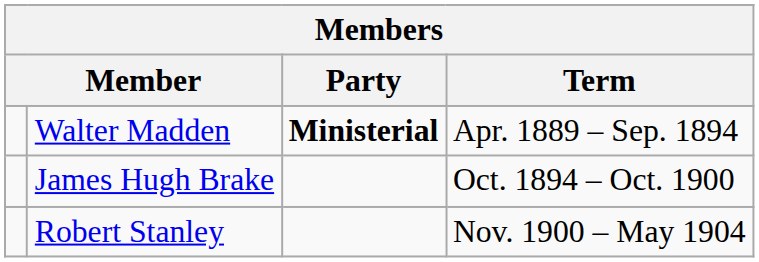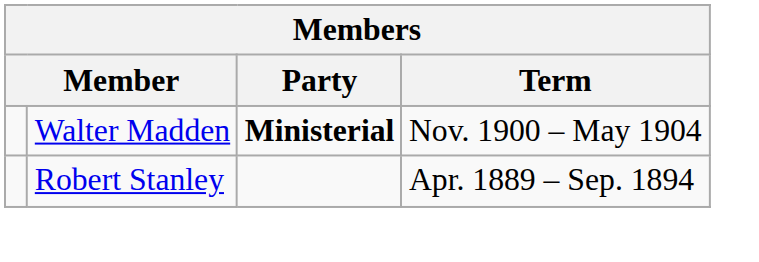(595, 130) Apr. 1889 – Sep. 1894 -> (555, 130) Nov. 1900 – May 1904
- row: (154, 180)
(599, 230) Nov. 1900 – May 1904 -> (552, 180) Apr. 1889 – Sep. 1894
